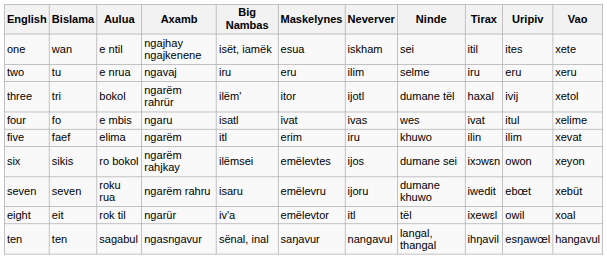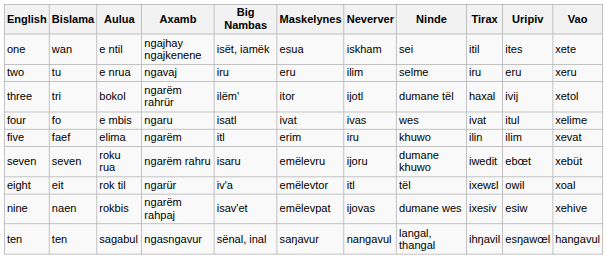- row: (14, 161)
+ row: (17, 209)
